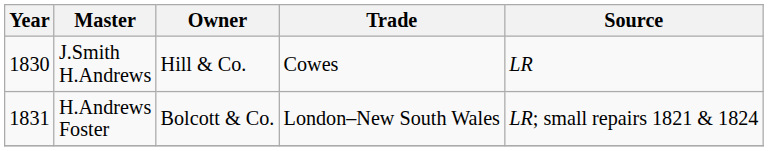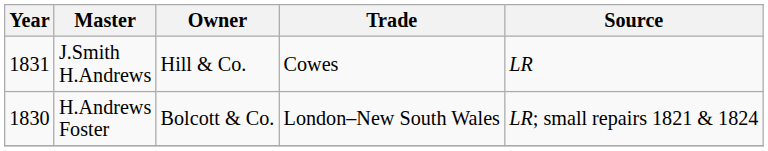(29, 63) 1830 -> (29, 63) 1831
(29, 118) 1831 -> (29, 118) 1830
